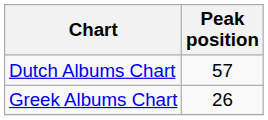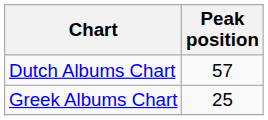(222, 99) 26 -> (222, 99) 25
